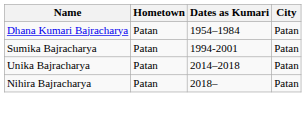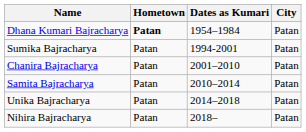(146, 30) normal -> (147, 30) bold
+ row: (52, 65)
+ row: (50, 83)
